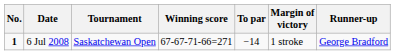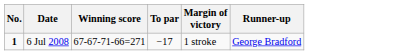- column: (115, 19)
(252, 41) −14 -> (165, 41) −17
